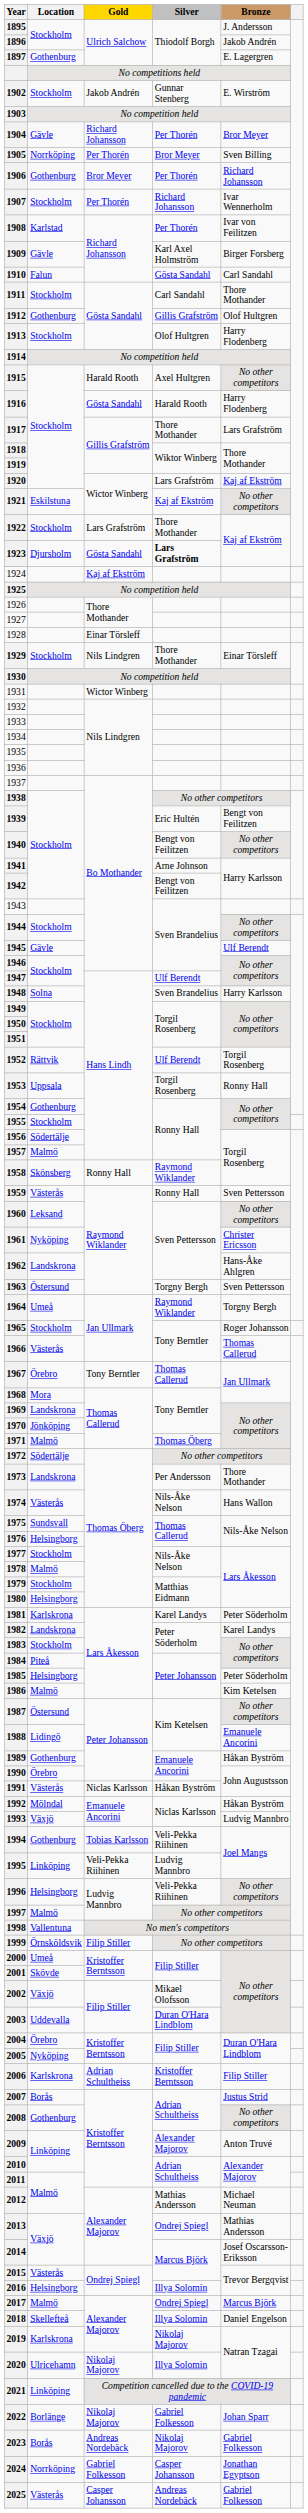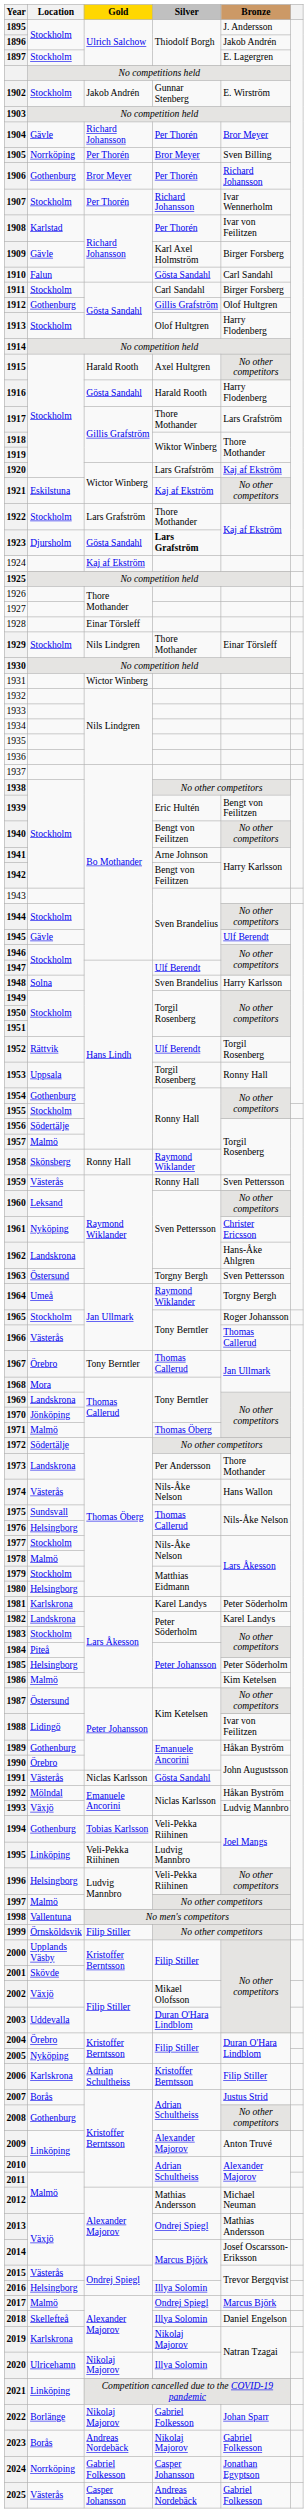(53, 57) Gothenburg -> (51, 57) Stockholm
(244, 295) Thore Mothander -> (254, 290) Birger Forsberg
(242, 1737) Emanuele Ancorini -> (240, 1726) Ivar von Feilitzen
(185, 1788) Håkan Byström -> (183, 1778) Gösta Sandahl
(42, 1958) Umeå -> (49, 1952) Upplands Väsby
